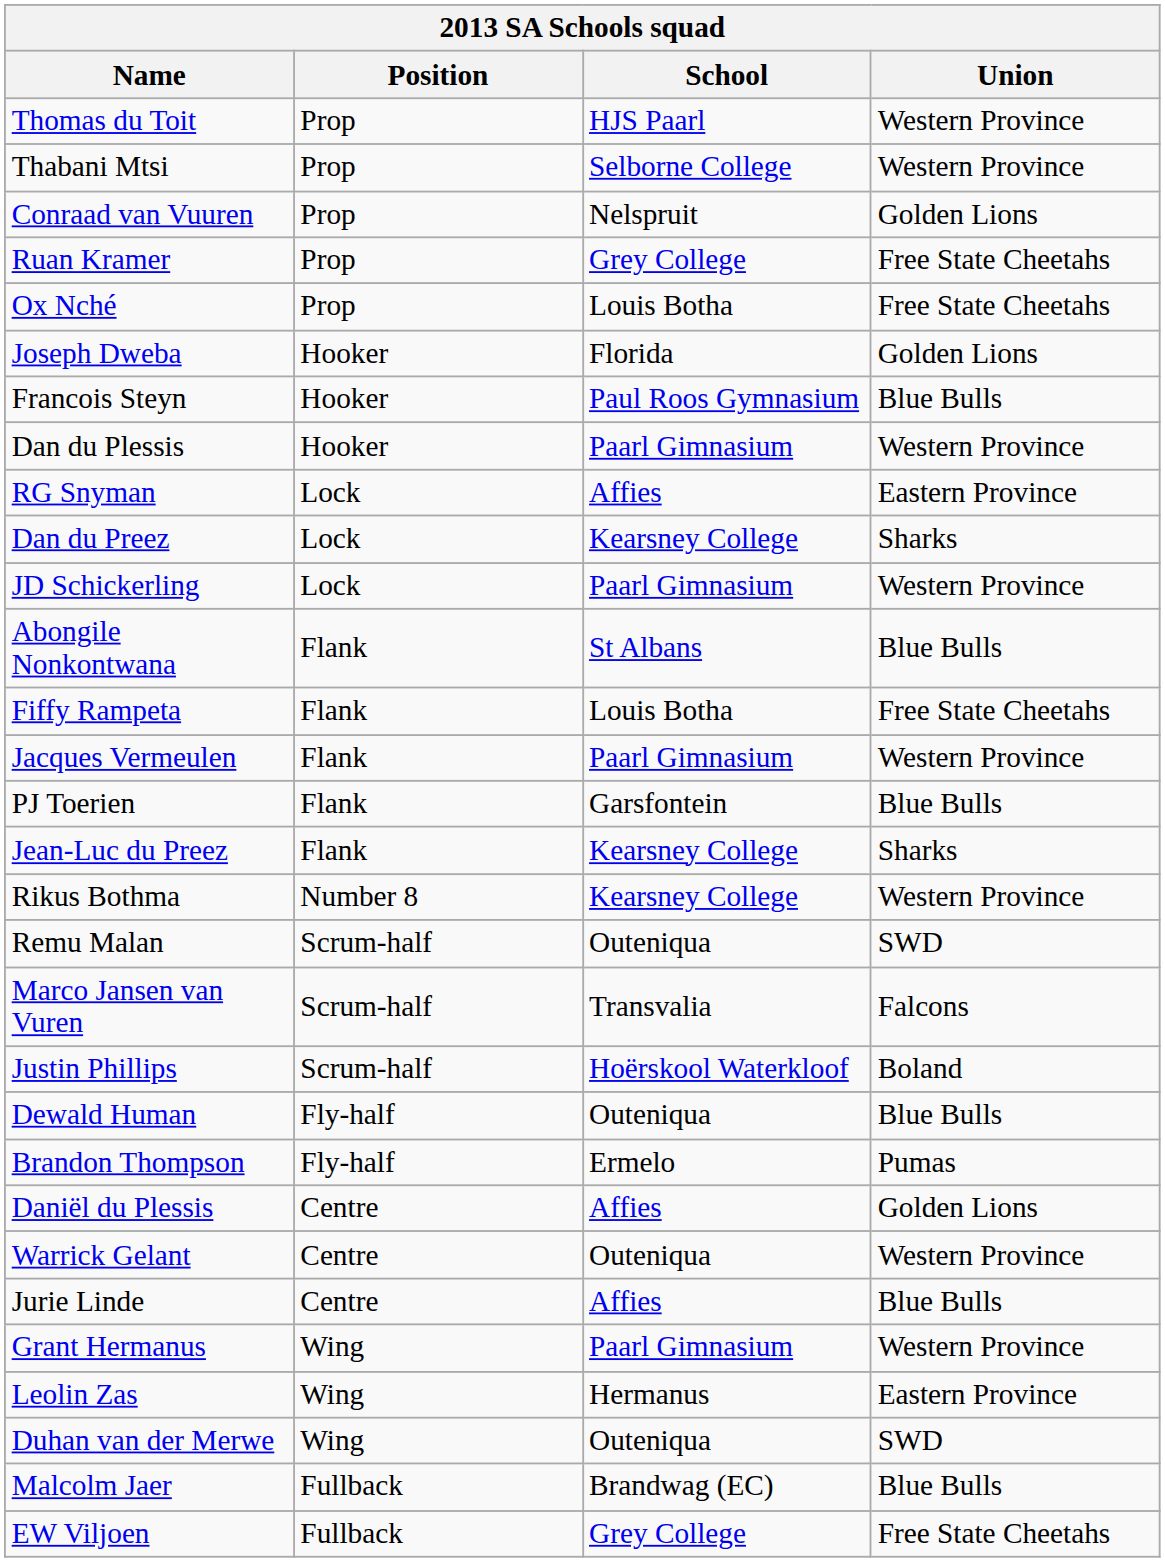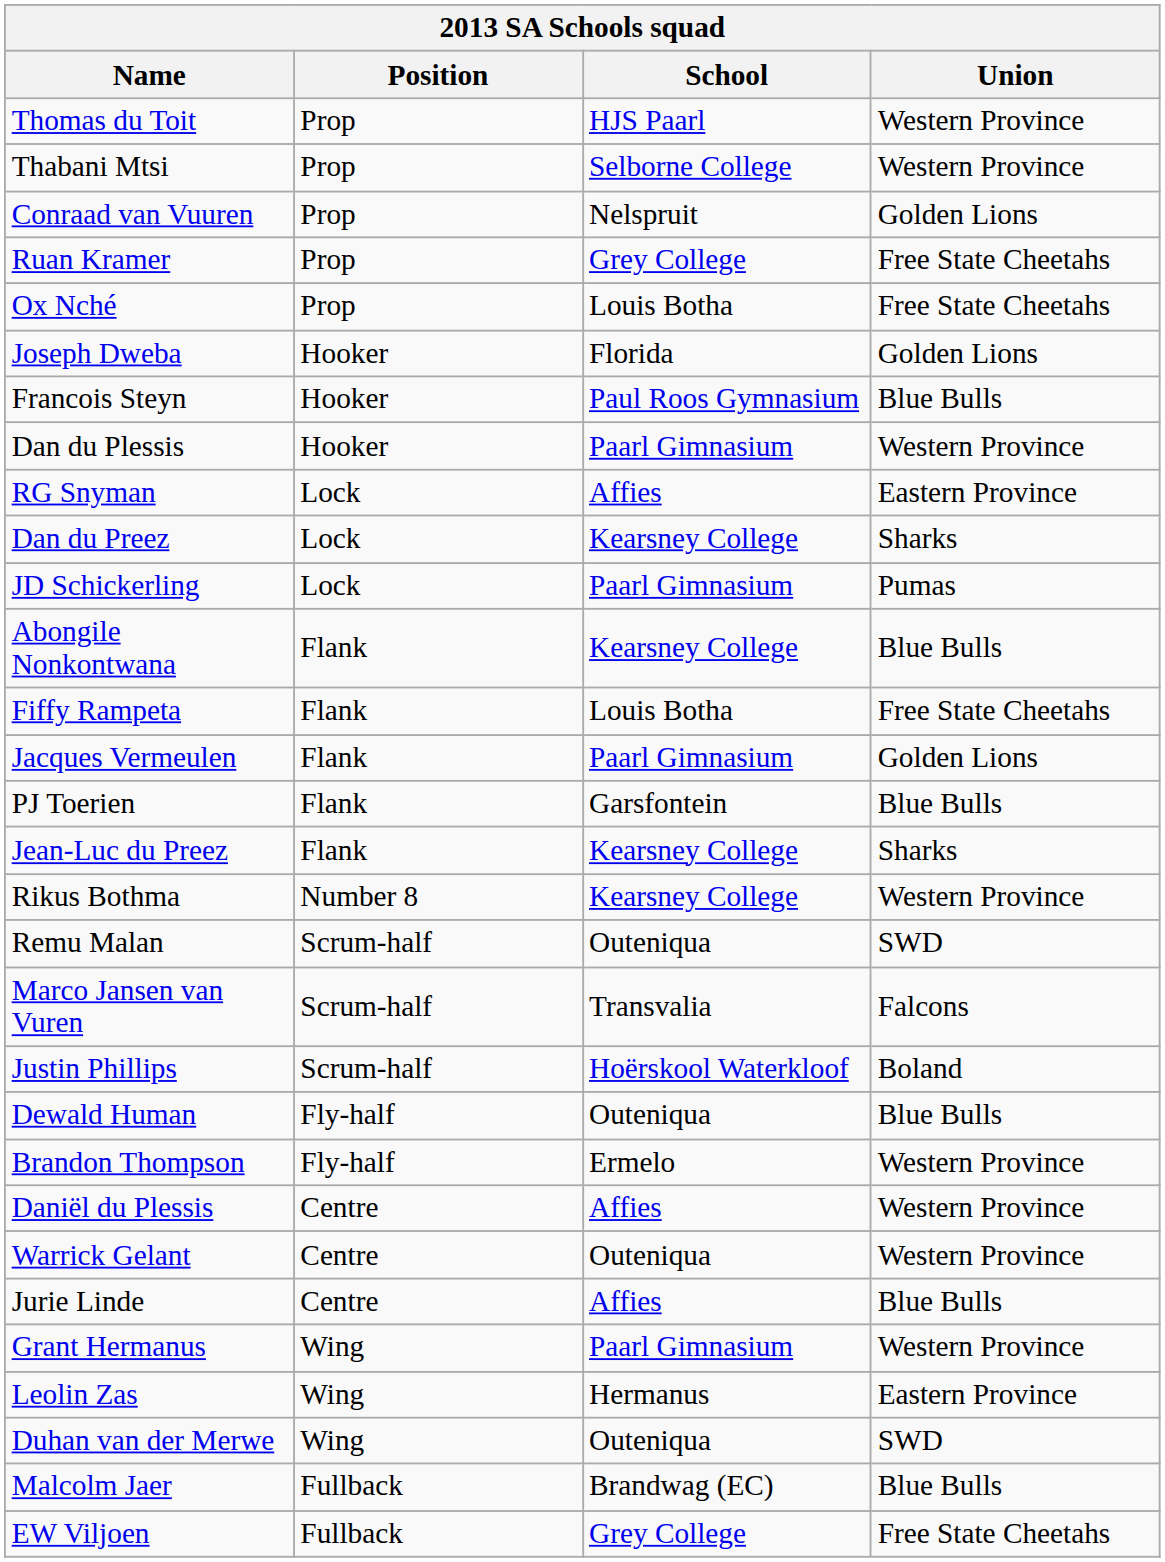(981, 584) Western Province -> (917, 584) Pumas
(646, 647) St Albans -> (694, 647) Kearsney College
(981, 757) Western Province -> (958, 757) Golden Lions
(917, 1161) Pumas -> (981, 1161) Western Province
(958, 1208) Golden Lions -> (981, 1208) Western Province
